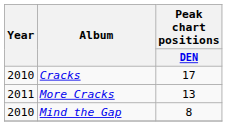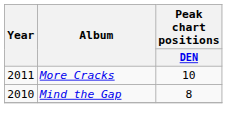- row: (60, 75)
(189, 94) 13 -> (189, 75) 10
